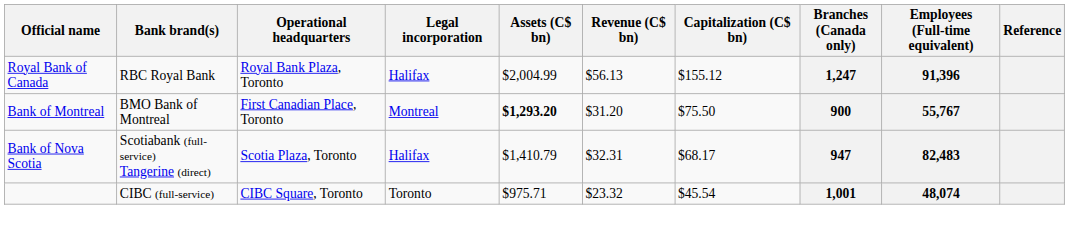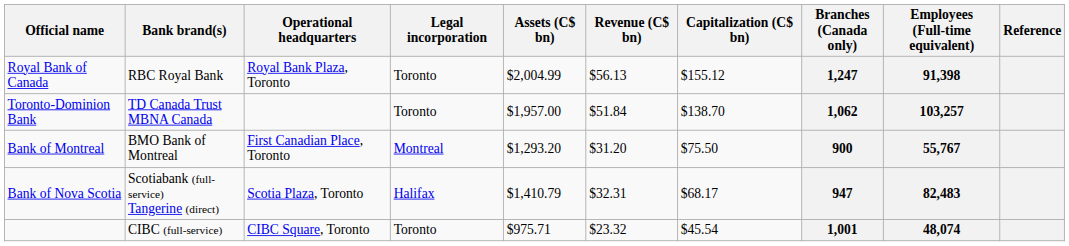(409, 75) Halifax -> (415, 75) Toronto
(941, 75) 91,396 -> (942, 75) 91,398
+ row: (59, 111)
(530, 111) bold -> (534, 148) normal
